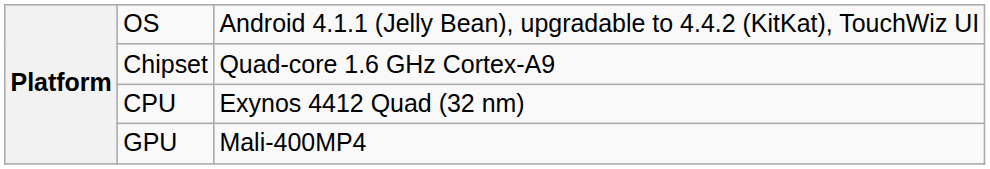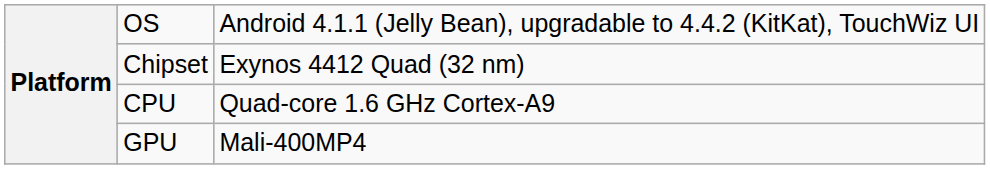(387, 63) Quad-core 1.6 GHz Cortex-A9 -> (372, 63) Exynos 4412 Quad (32 nm)
(372, 103) Exynos 4412 Quad (32 nm) -> (387, 103) Quad-core 1.6 GHz Cortex-A9
